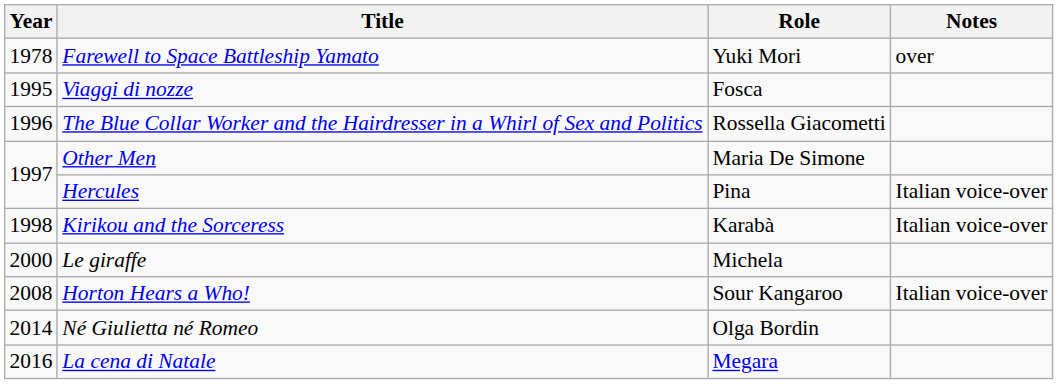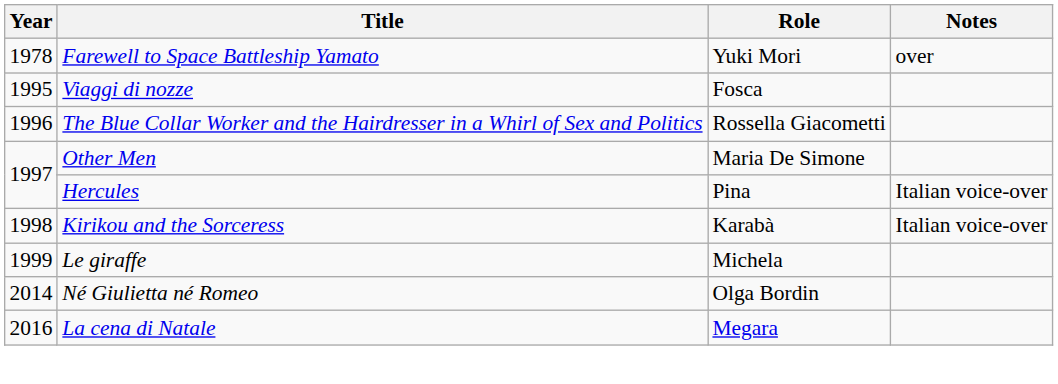(31, 259) 2000 -> (31, 259) 1999
- row: (156, 293)
